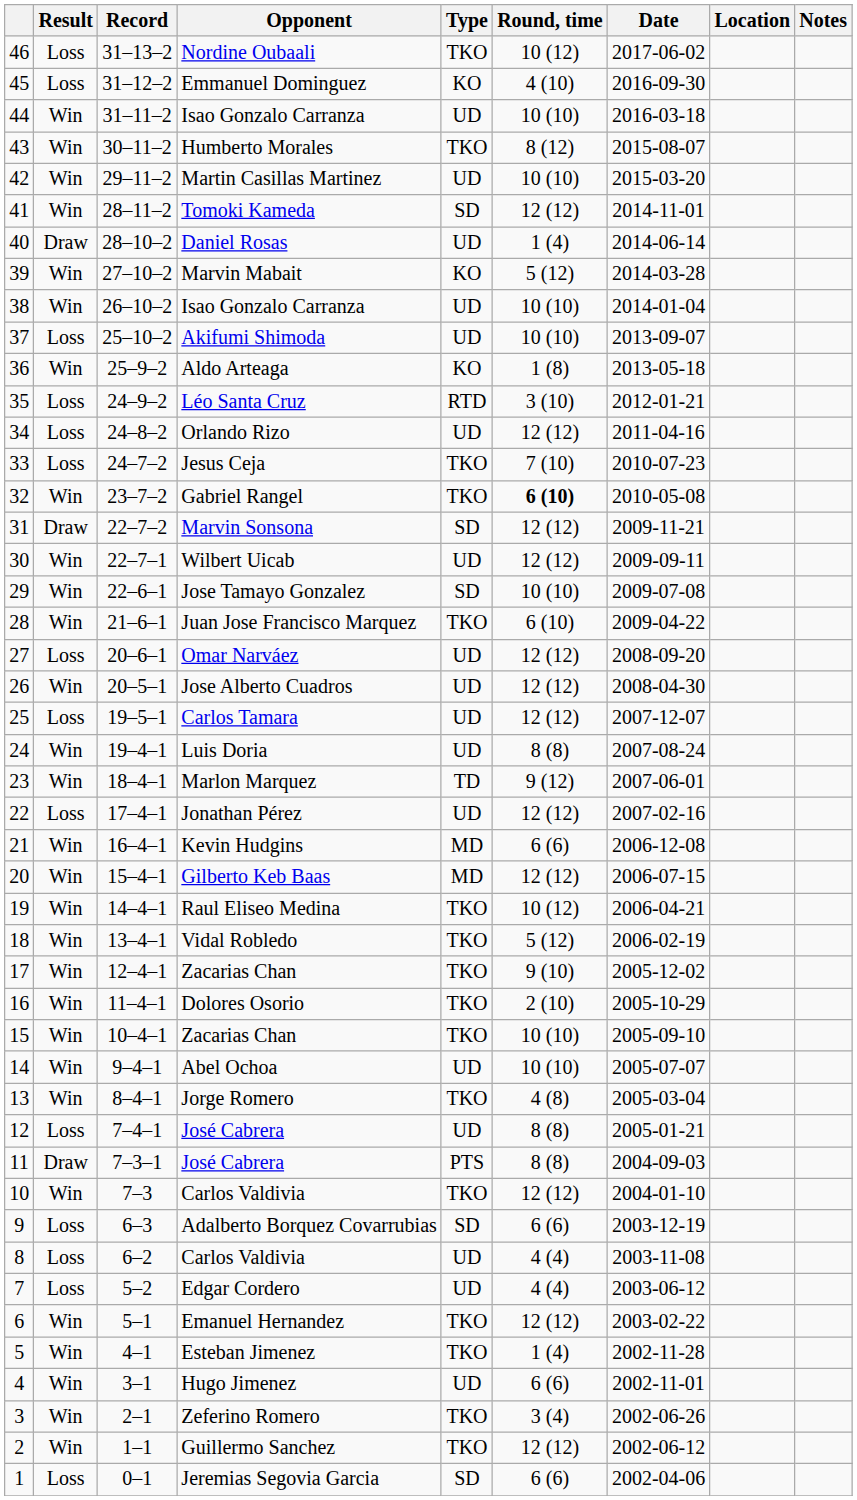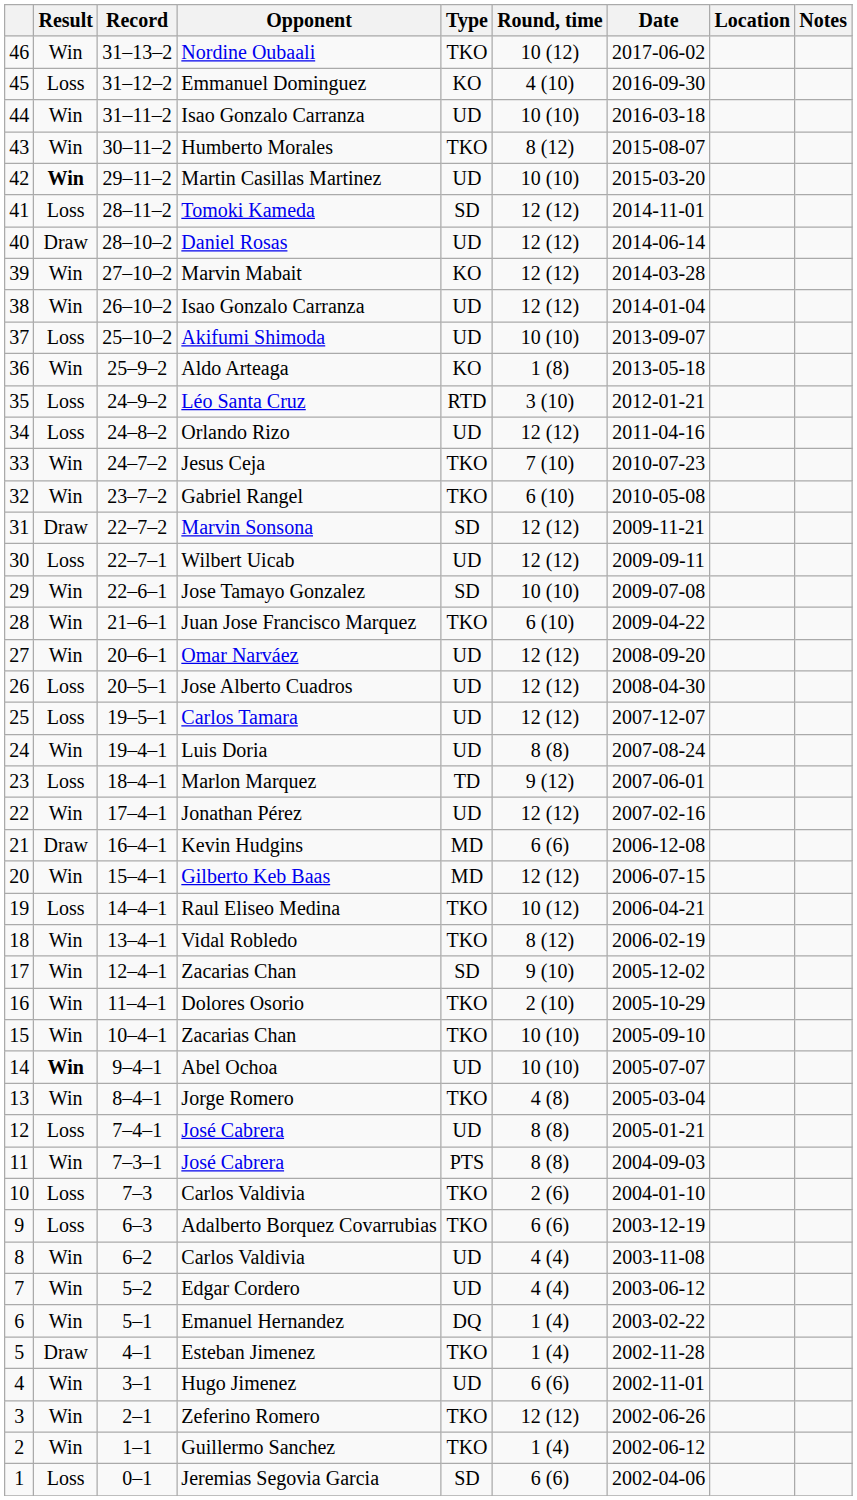(66, 52) Loss -> (66, 52) Win
(66, 178) normal -> (66, 178) bold
(66, 210) Win -> (66, 210) Loss
(550, 242) 1 (4) -> (550, 242) 12 (12)
(550, 274) 5 (12) -> (550, 274) 12 (12)
(550, 305) 10 (10) -> (550, 305) 12 (12)
(66, 464) Loss -> (66, 464) Win
(550, 496) bold -> (550, 496) normal
(66, 559) Win -> (66, 559) Loss
(66, 654) Loss -> (66, 654) Win
(66, 686) Win -> (66, 686) Loss
(66, 781) Win -> (66, 781) Loss
(66, 813) Loss -> (66, 813) Win
(66, 845) Win -> (66, 845) Draw
(66, 908) Win -> (66, 908) Loss
(550, 940) 5 (12) -> (550, 940) 8 (12)
(467, 971) TKO -> (467, 971) SD
(66, 1067) normal -> (66, 1067) bold
(66, 1162) Draw -> (66, 1162) Win
(66, 1193) Win -> (66, 1193) Loss
(550, 1193) 12 (12) -> (550, 1193) 2 (6)
(467, 1225) SD -> (467, 1225) TKO
(66, 1257) Loss -> (66, 1257) Win
(66, 1289) Loss -> (66, 1289) Win
(467, 1320) TKO -> (467, 1320) DQ
(550, 1320) 12 (12) -> (550, 1320) 1 (4)
(66, 1352) Win -> (66, 1352) Draw
(550, 1415) 3 (4) -> (550, 1415) 12 (12)
(550, 1447) 12 (12) -> (550, 1447) 1 (4)
